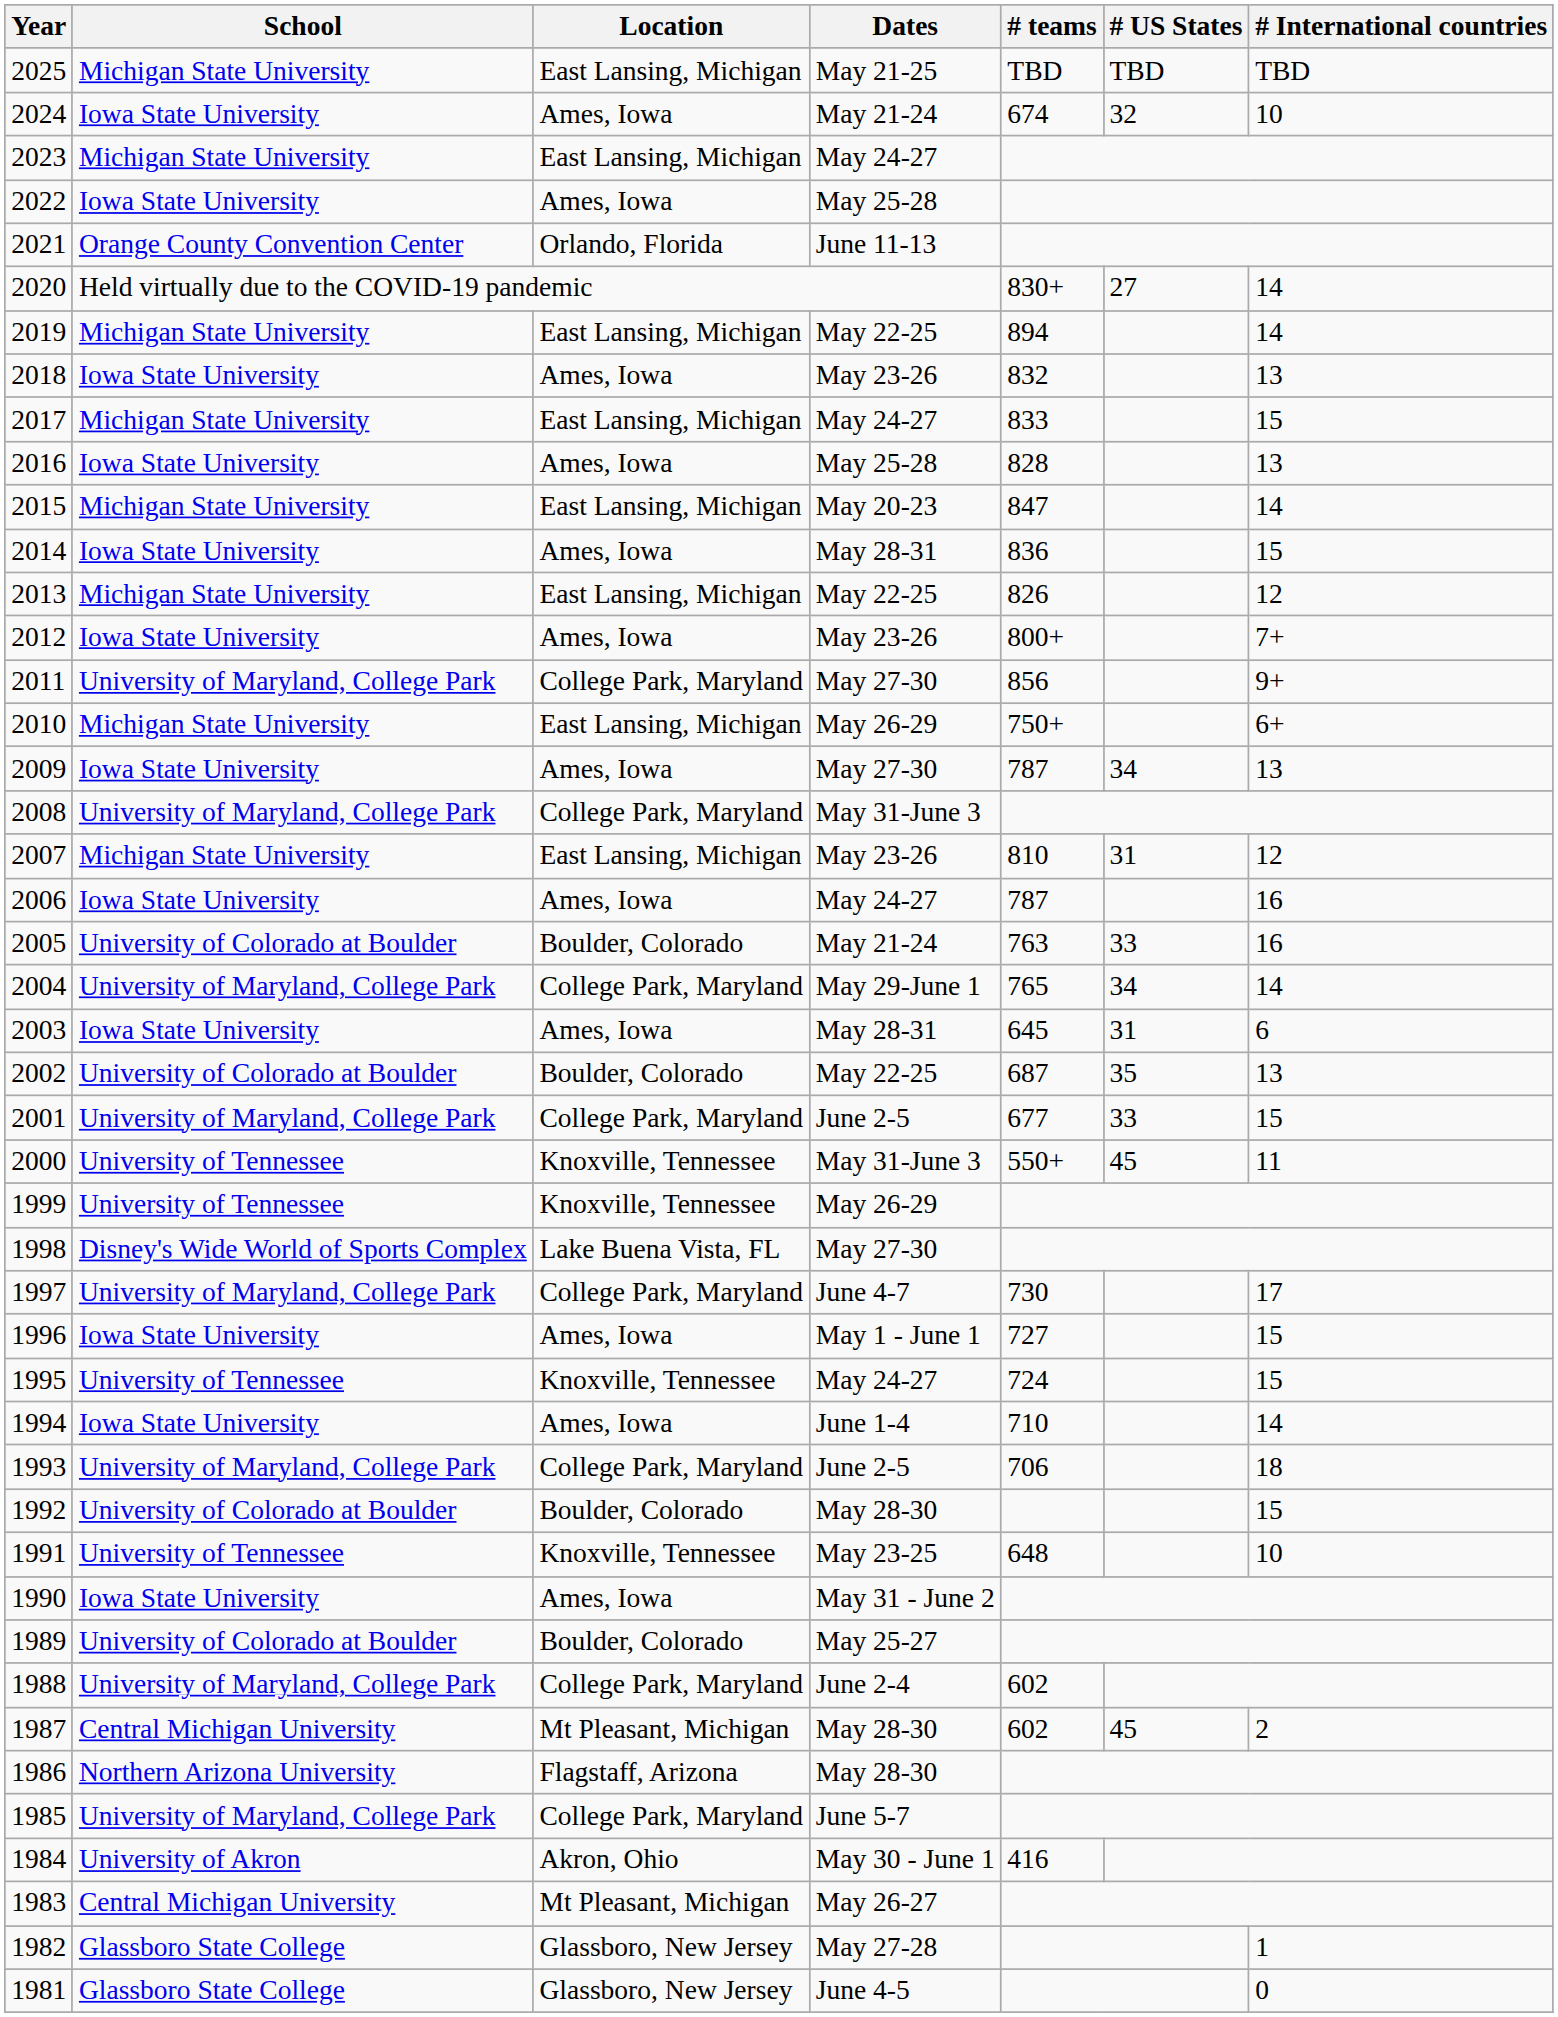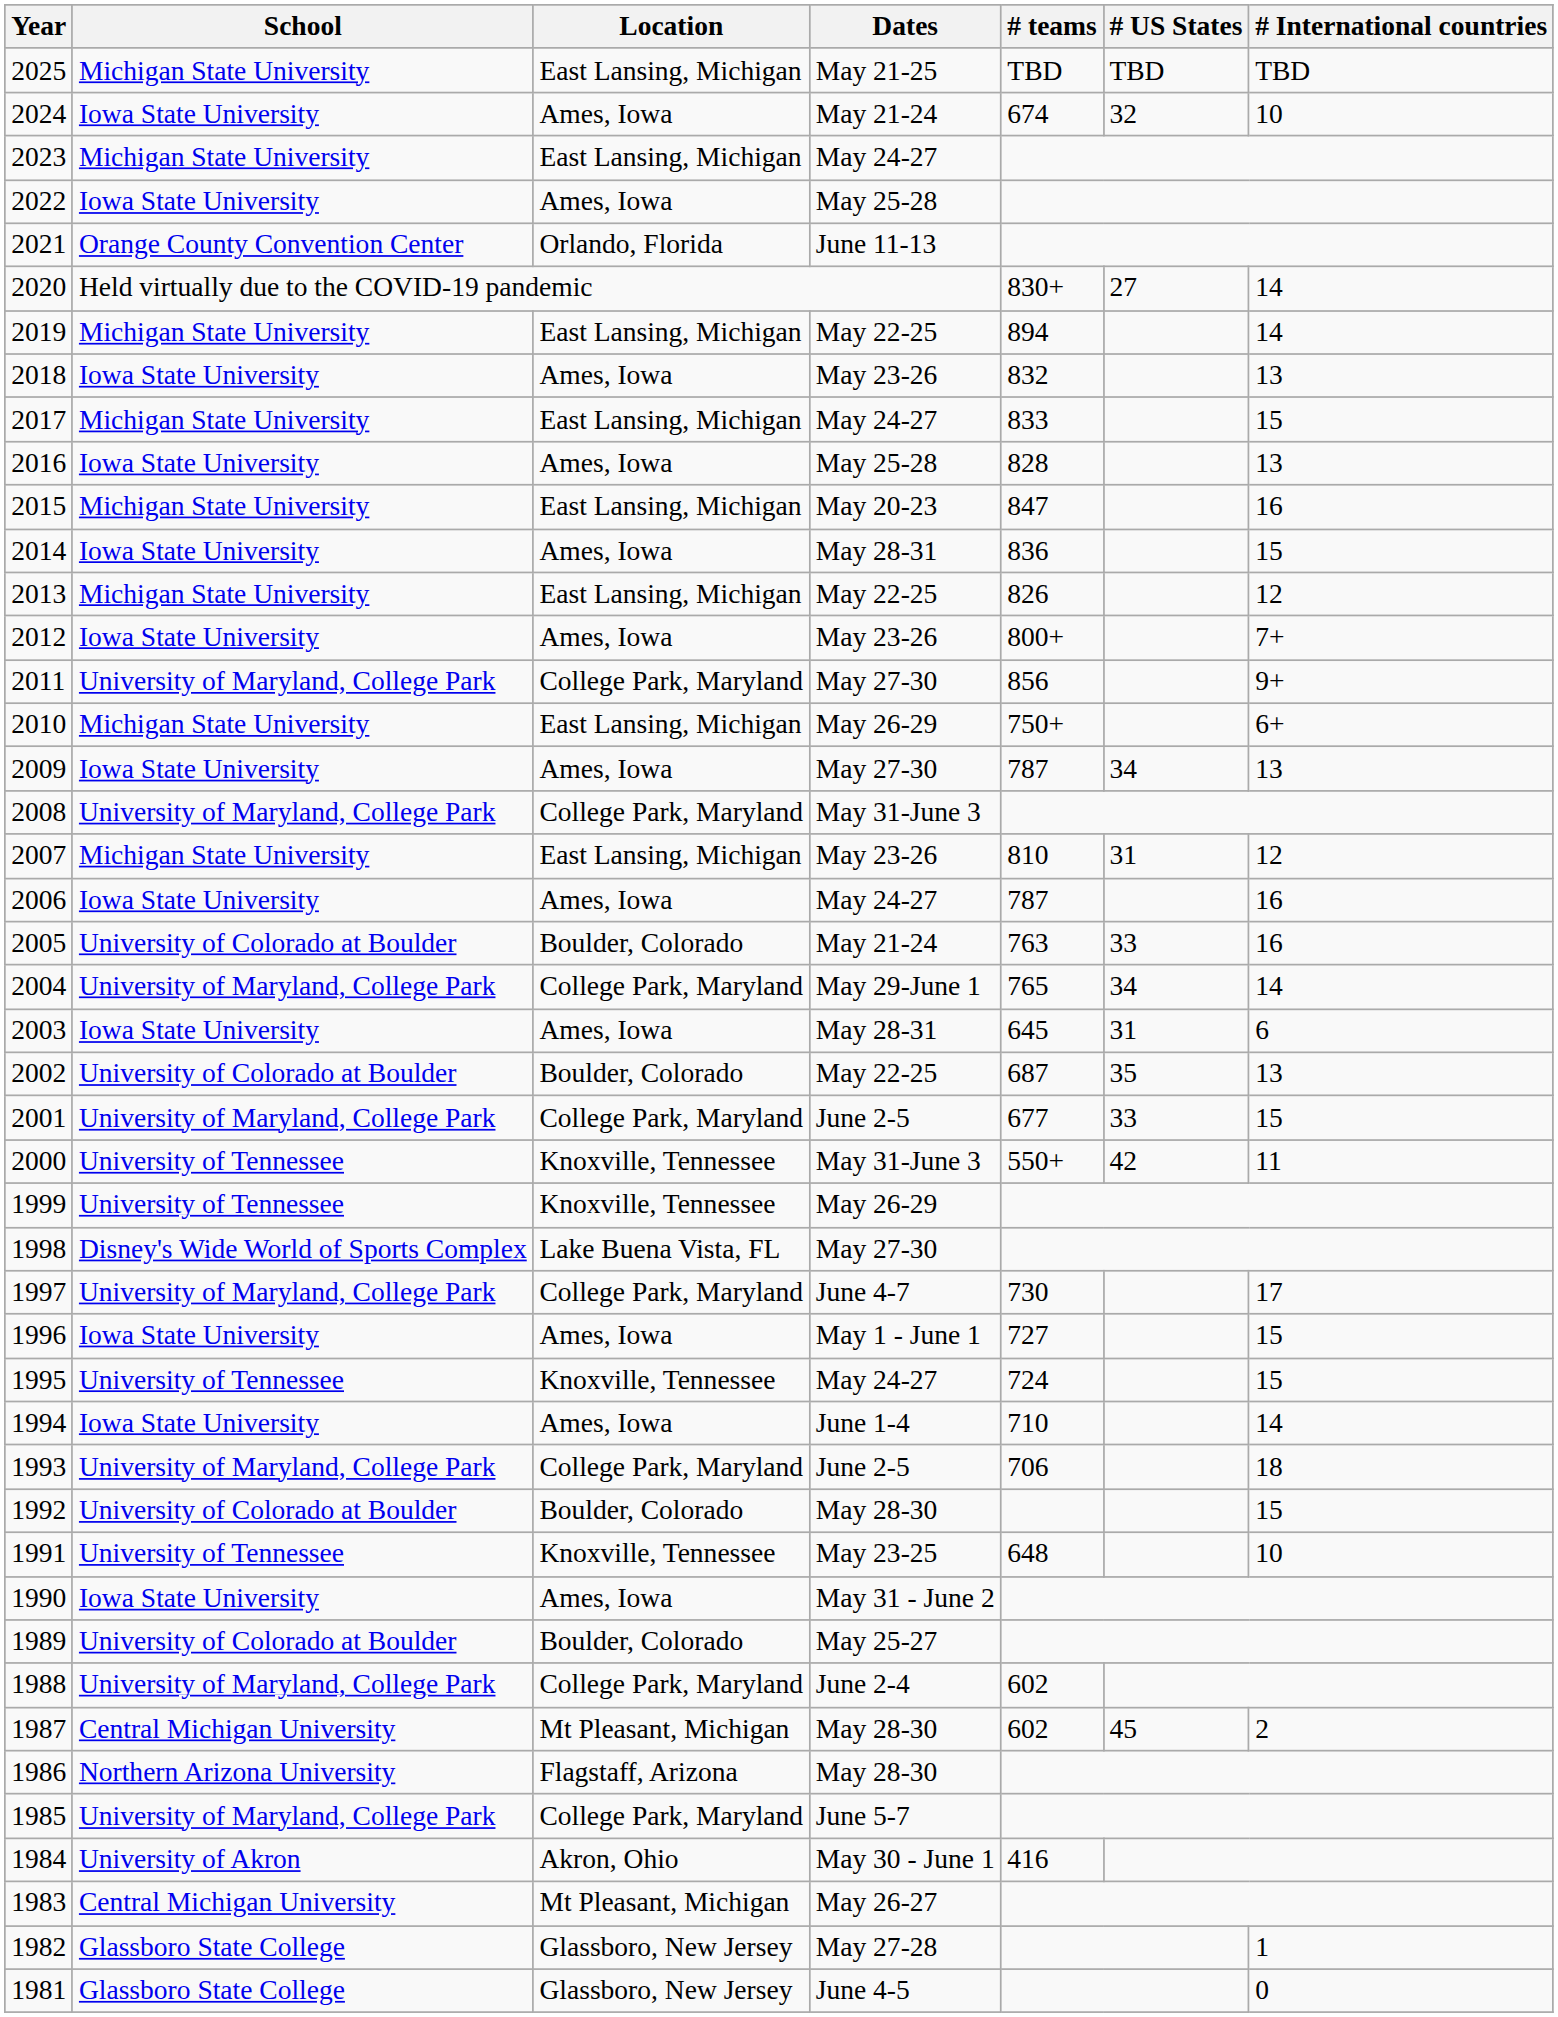(1269, 506) 14 -> (1269, 506) 16
(1123, 1161) 45 -> (1123, 1161) 42
